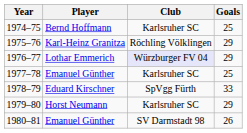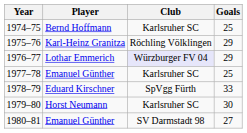(228, 105) 29 -> (228, 105) 30
(228, 120) 26 -> (228, 120) 27
